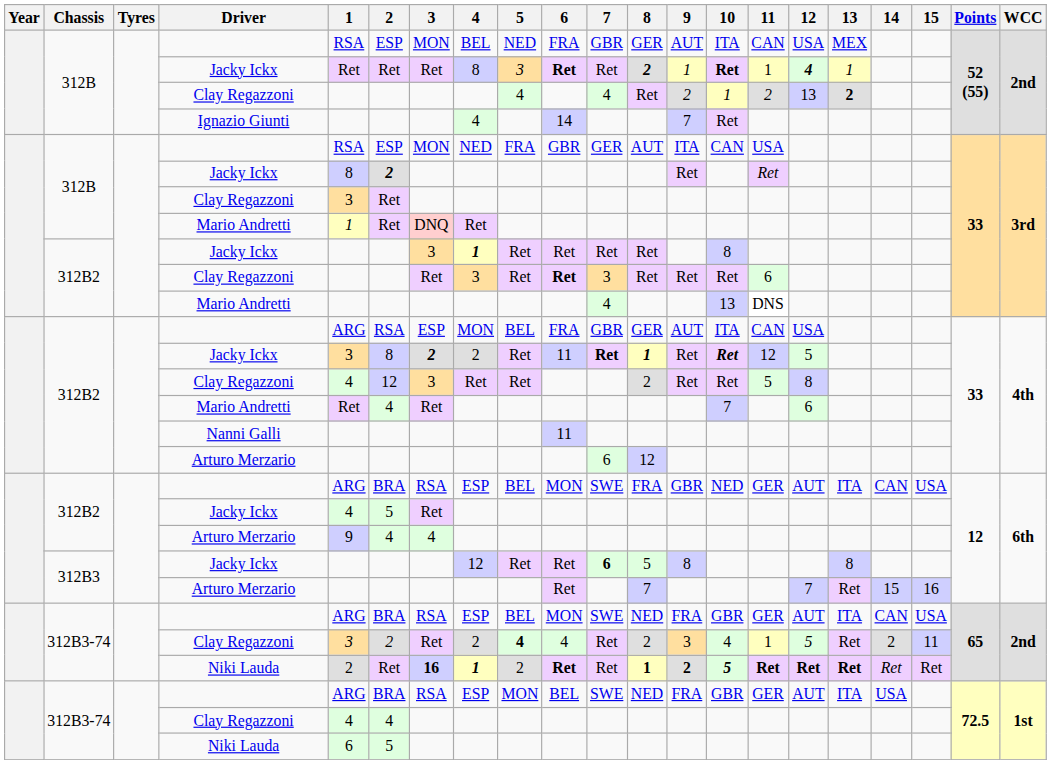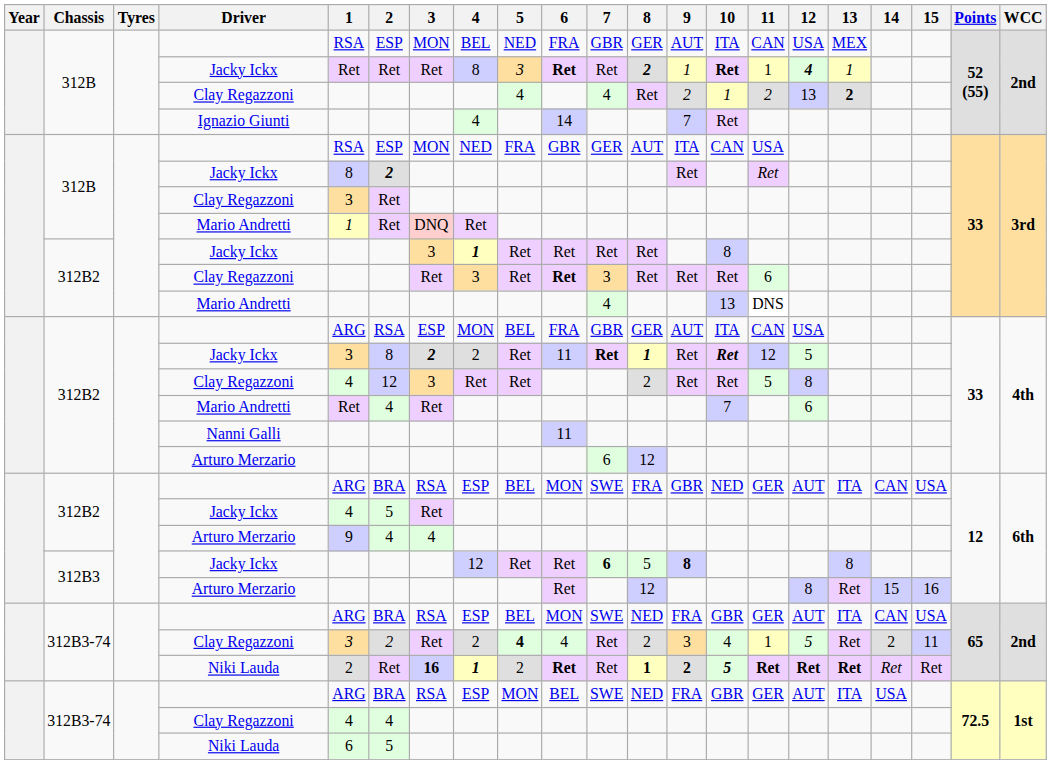(687, 563) normal -> (687, 563) bold
(647, 589) 7 -> (647, 589) 12
(808, 589) 7 -> (808, 589) 8
